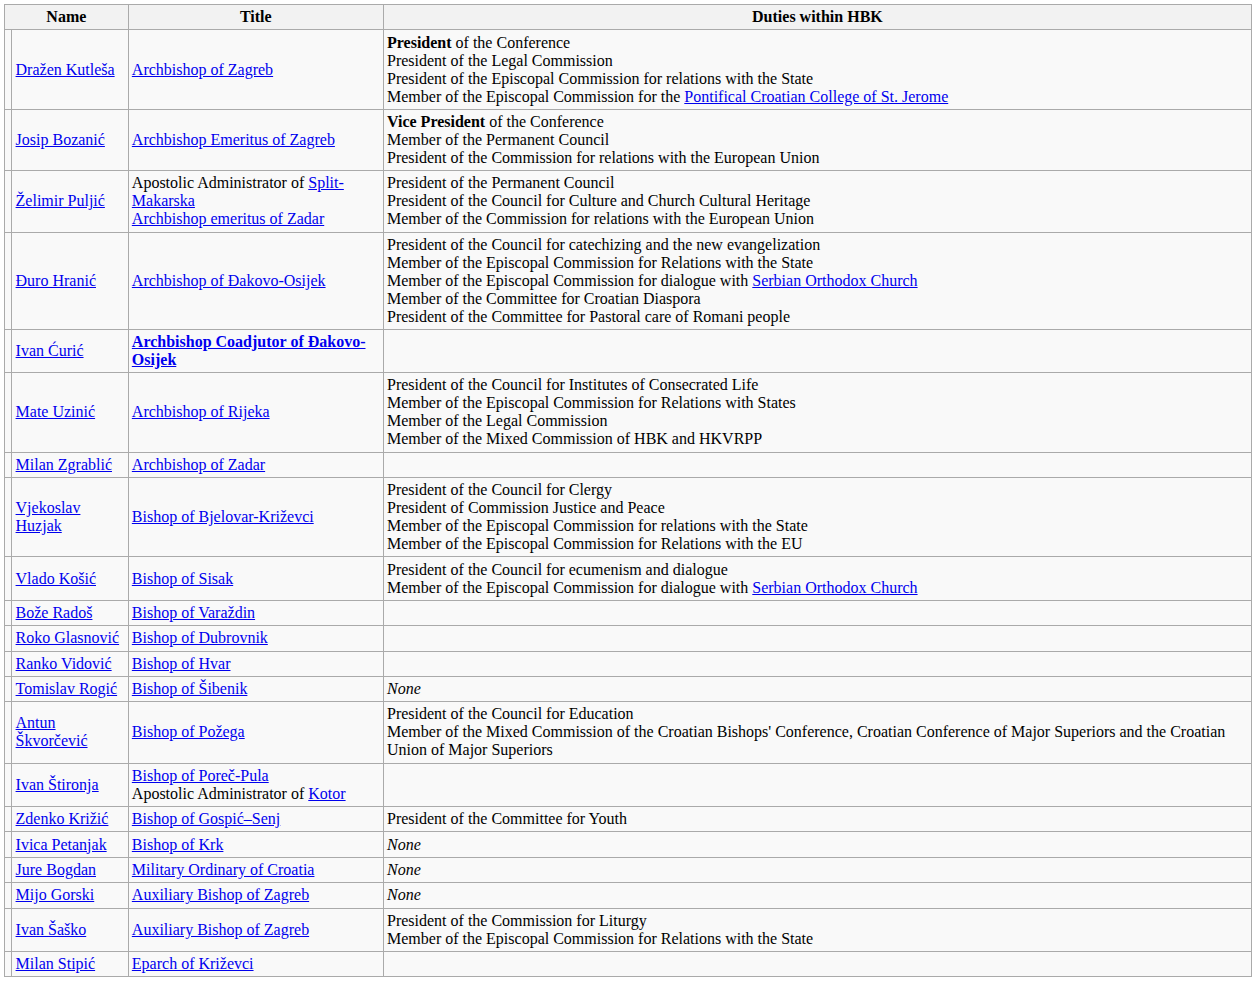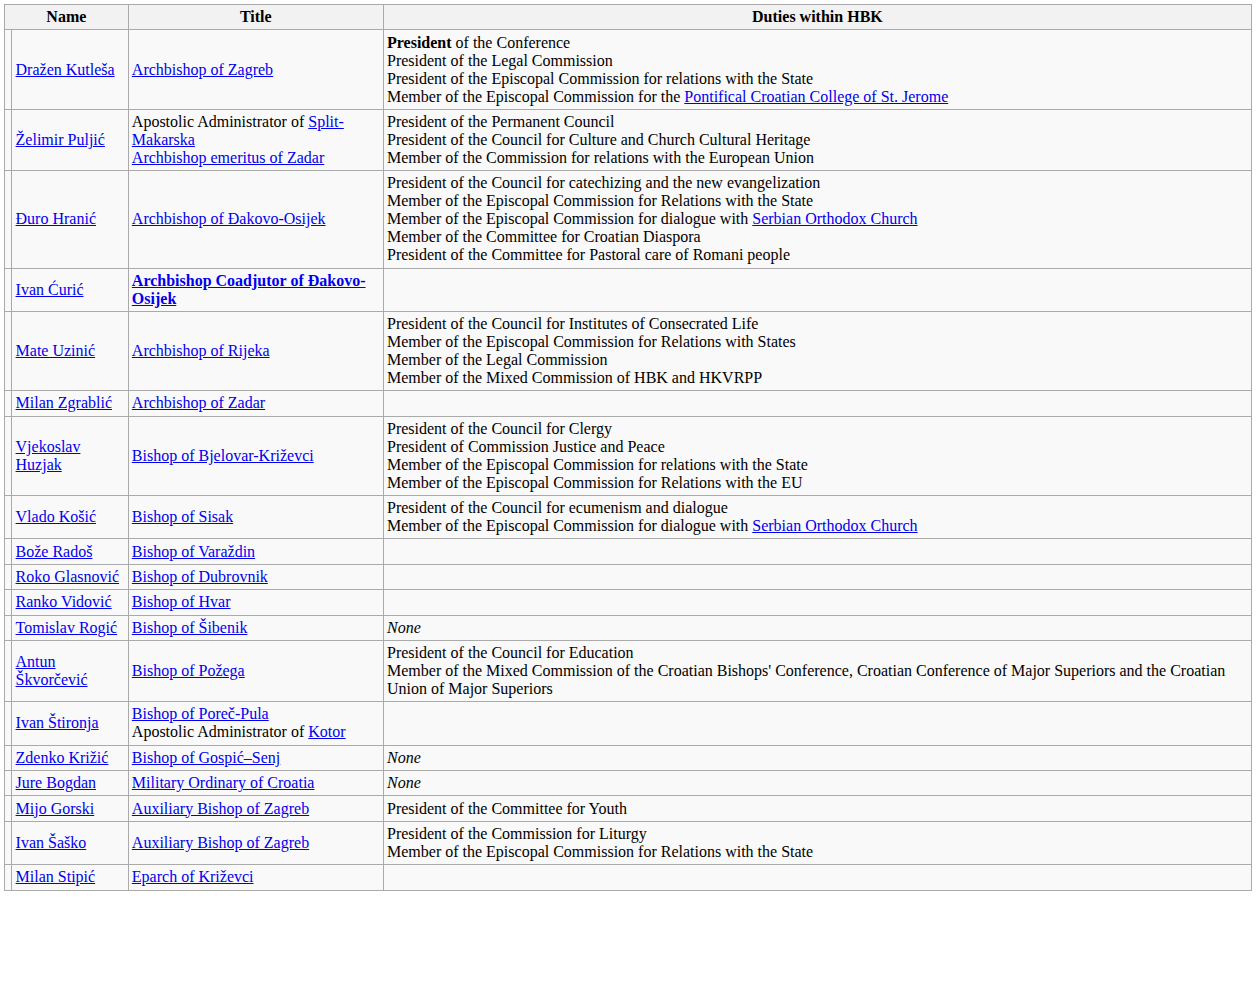- row: (60, 139)
(507, 819) President of the Committee for Youth -> (404, 757) None
- row: (61, 844)
(404, 895) None -> (507, 808) President of the Committee for Youth
